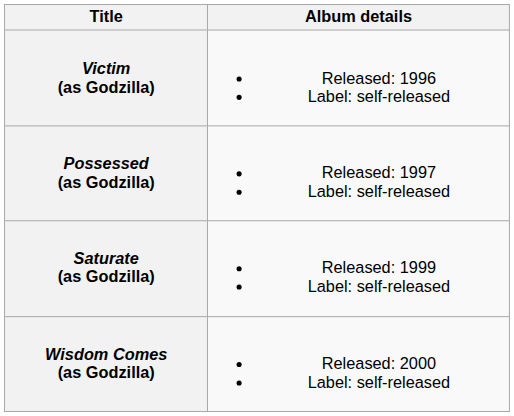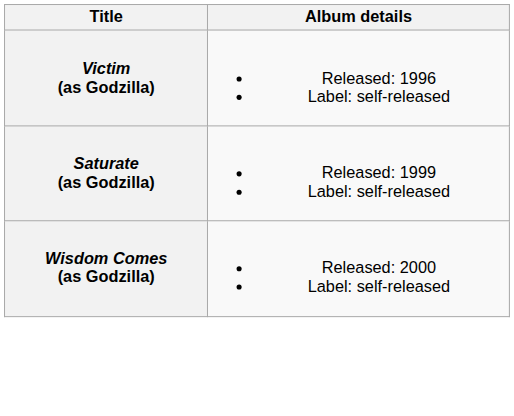- row: (106, 173)
